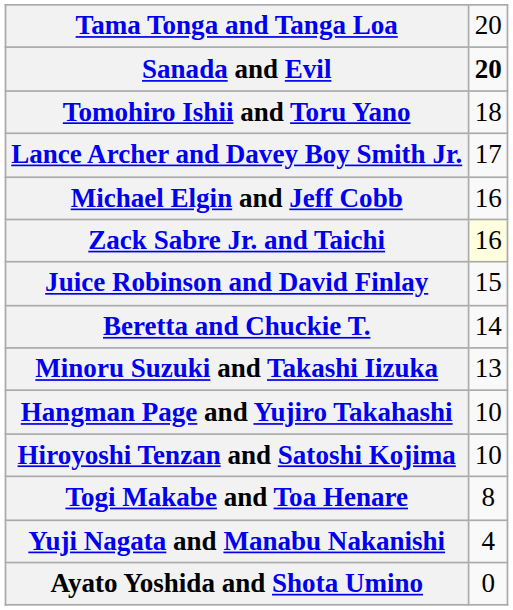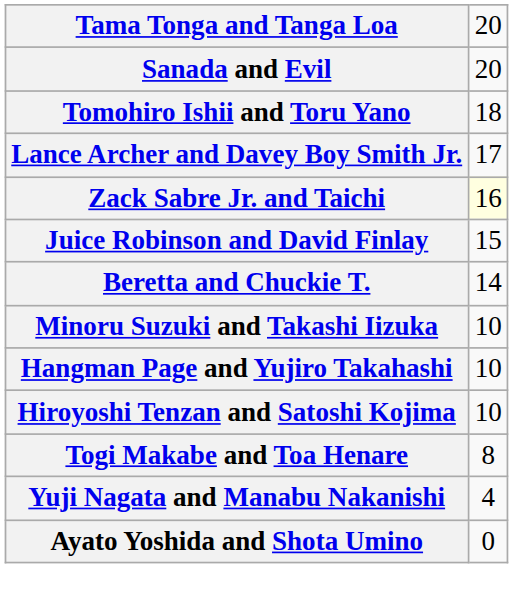(488, 68) bold -> (488, 68) normal
- row: (237, 197)
(488, 369) 13 -> (488, 326) 10
